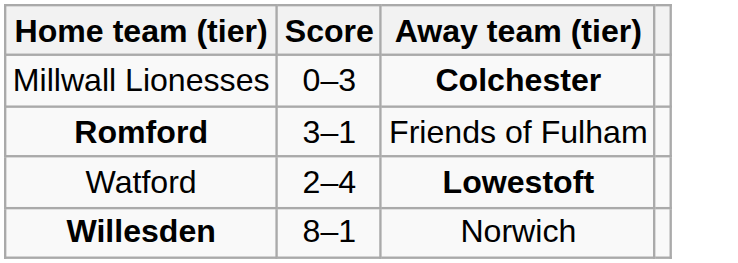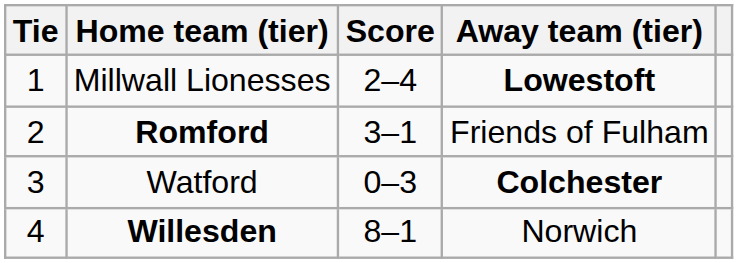+ column: (36, 30)
(329, 81) 0–3 -> (390, 81) 2–4
(518, 81) Colchester -> (579, 81) Lowestoft
(329, 182) 2–4 -> (390, 182) 0–3
(518, 182) Lowestoft -> (579, 182) Colchester
